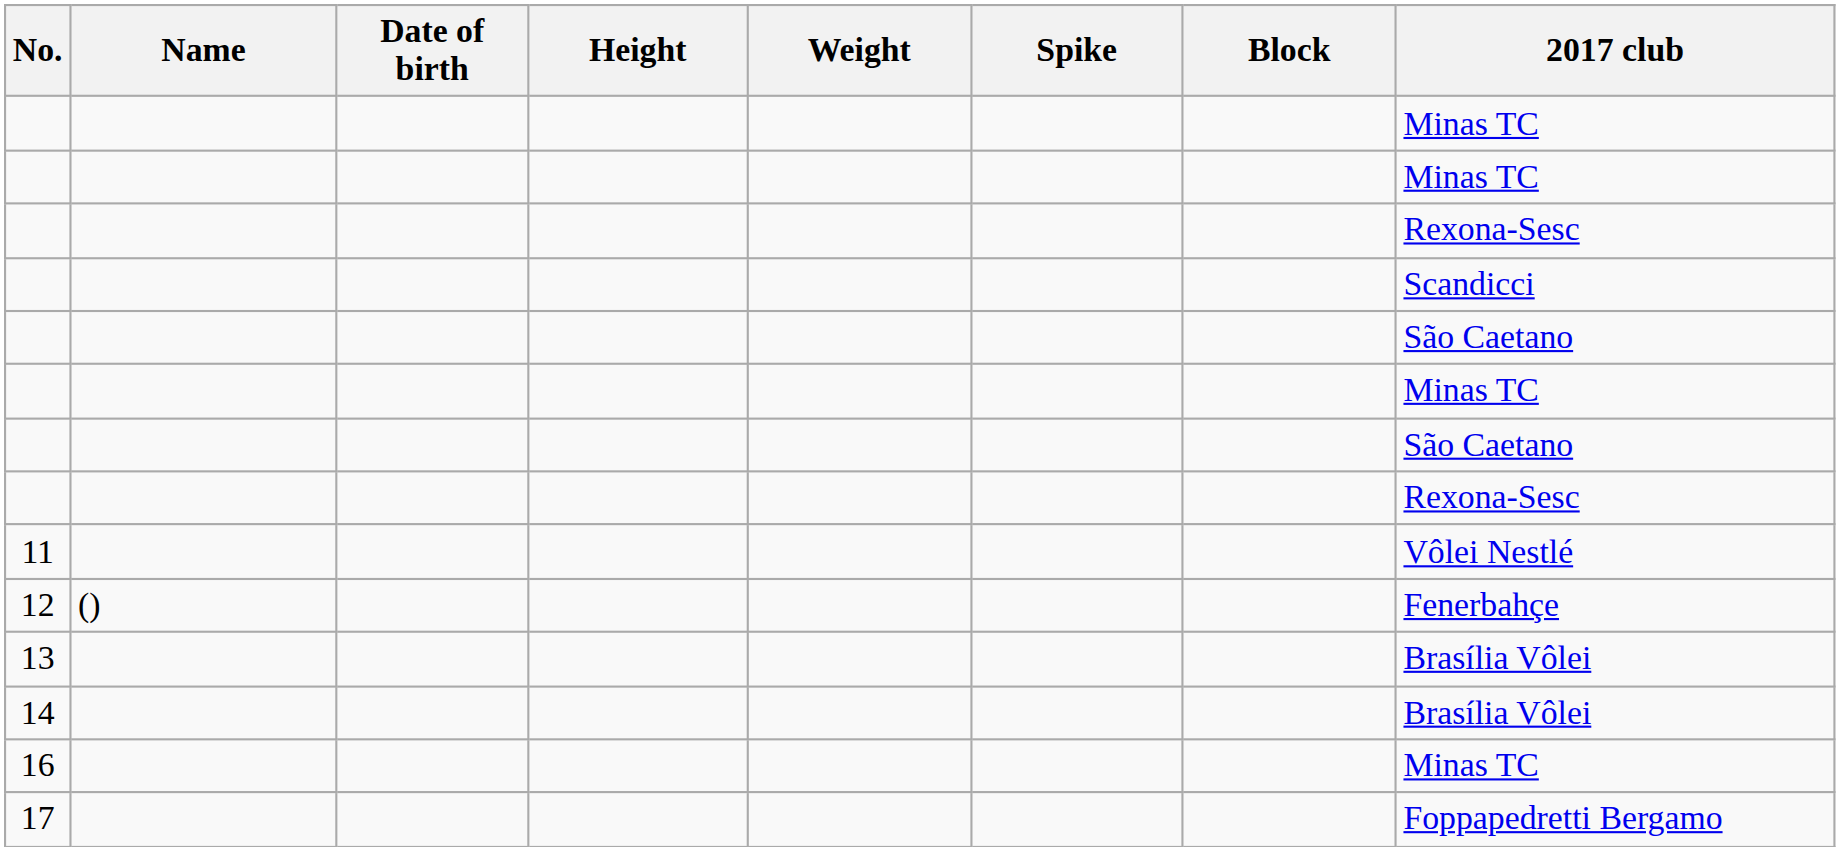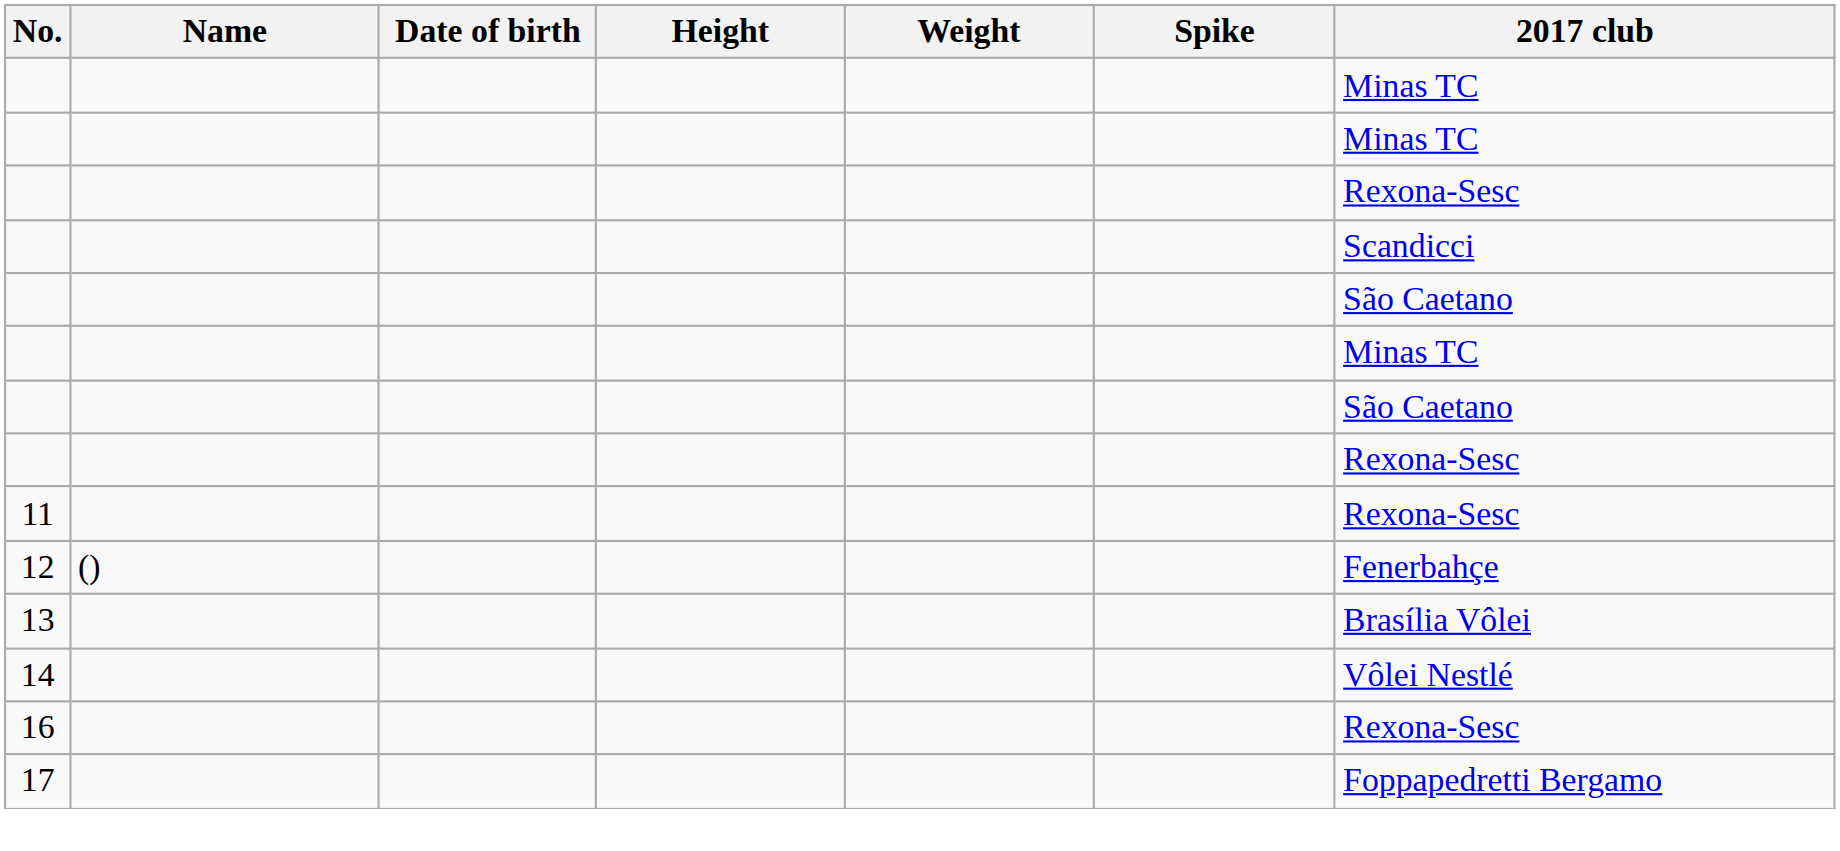- column: (1289, 50)
(1488, 551) Vôlei Nestlé -> (1431, 513) Rexona-Sesc
(1497, 711) Brasília Vôlei -> (1428, 673) Vôlei Nestlé
(1471, 765) Minas TC -> (1431, 727) Rexona-Sesc
